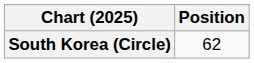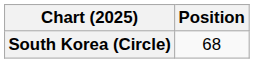(212, 44) 62 -> (212, 44) 68
